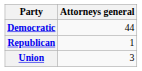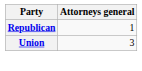- row: (31, 27)
